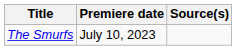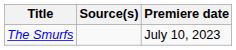columns swapped: (122, 14) <-> (199, 14)
